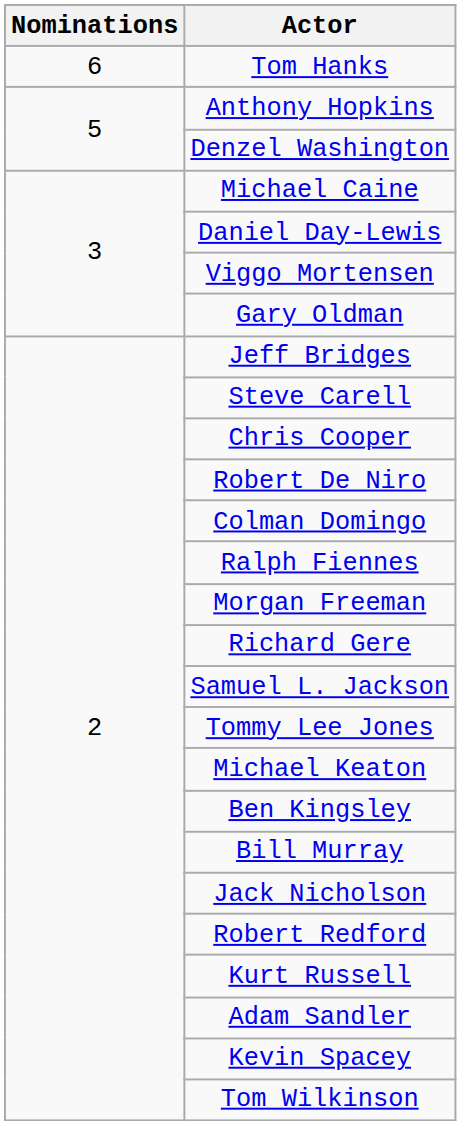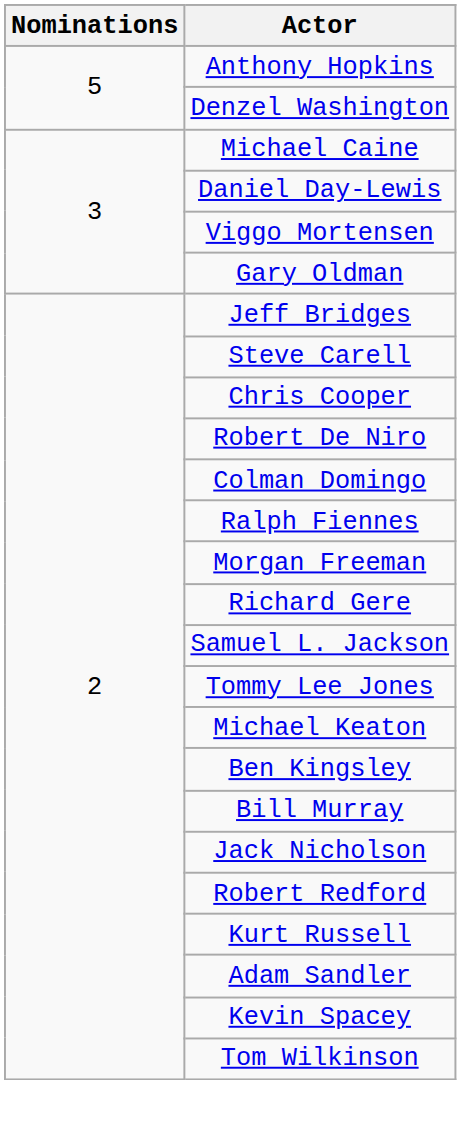- row: (320, 67)
